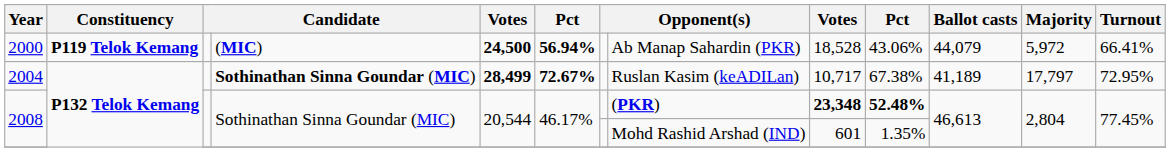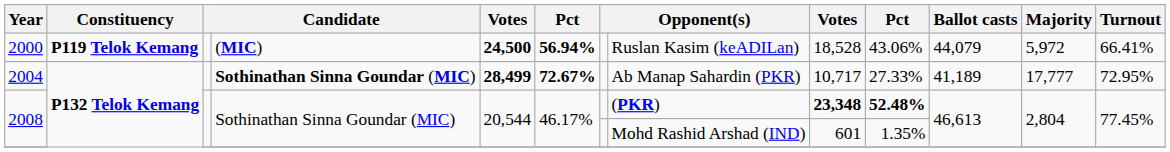(706, 47) Ab Manap Sahardin (PKR) -> (705, 47) Ruslan Kasim (keADILan)
(705, 75) Ruslan Kasim (keADILan) -> (706, 75) Ab Manap Sahardin (PKR)
(896, 75) 67.38% -> (896, 75) 27.33%
(1049, 75) 17,797 -> (1049, 75) 17,777
